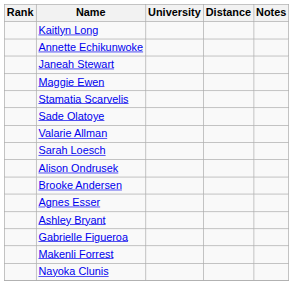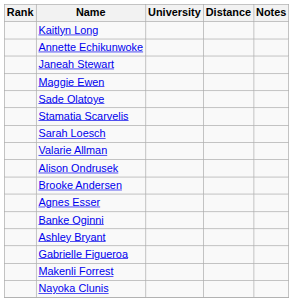rows swapped: (84, 99) <-> (71, 116)
rows swapped: (72, 151) <-> (73, 133)
+ row: (71, 220)
